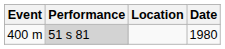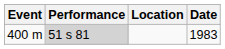(204, 35) 1980 -> (204, 35) 1983
